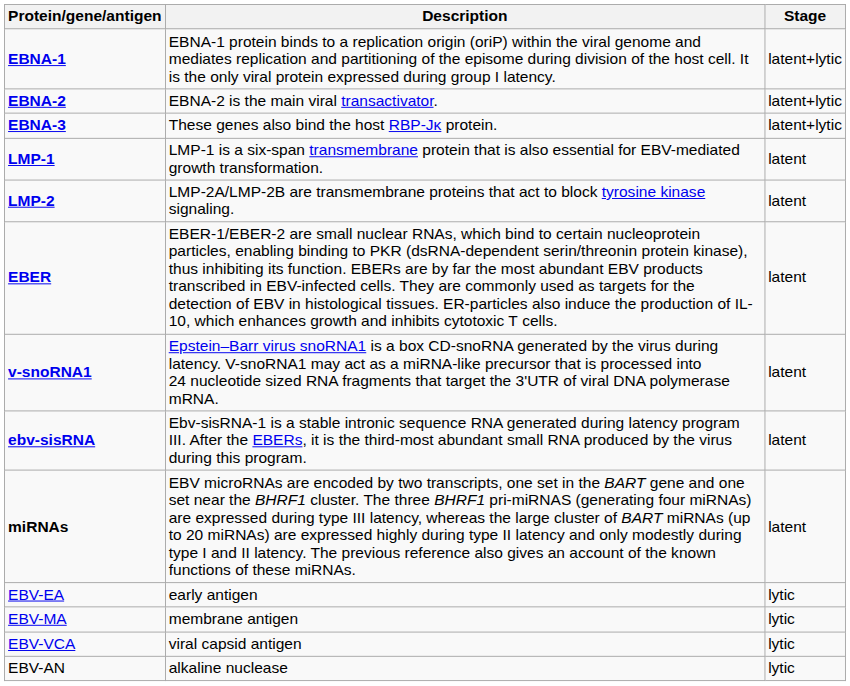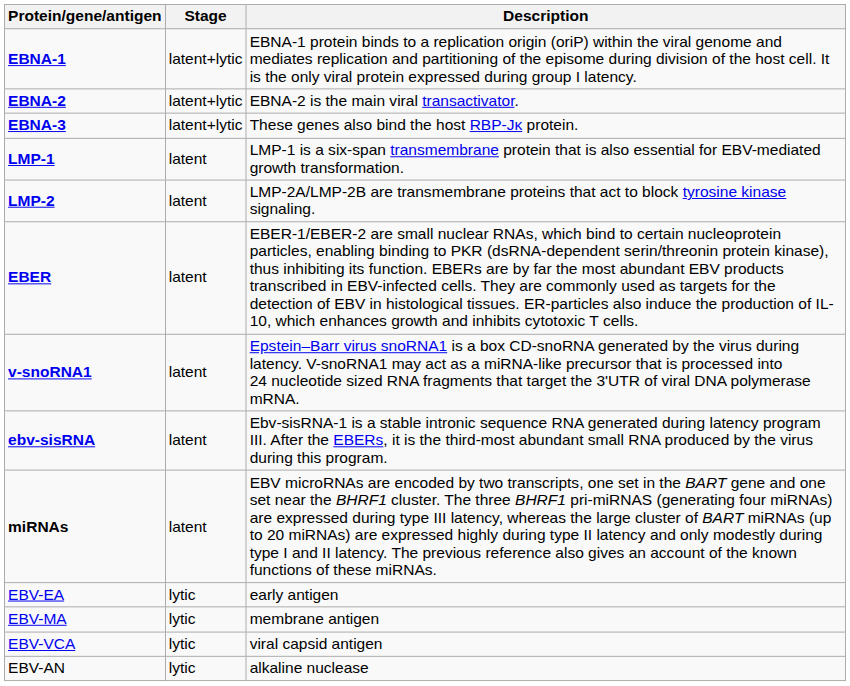columns swapped: (805, 16) <-> (465, 16)
